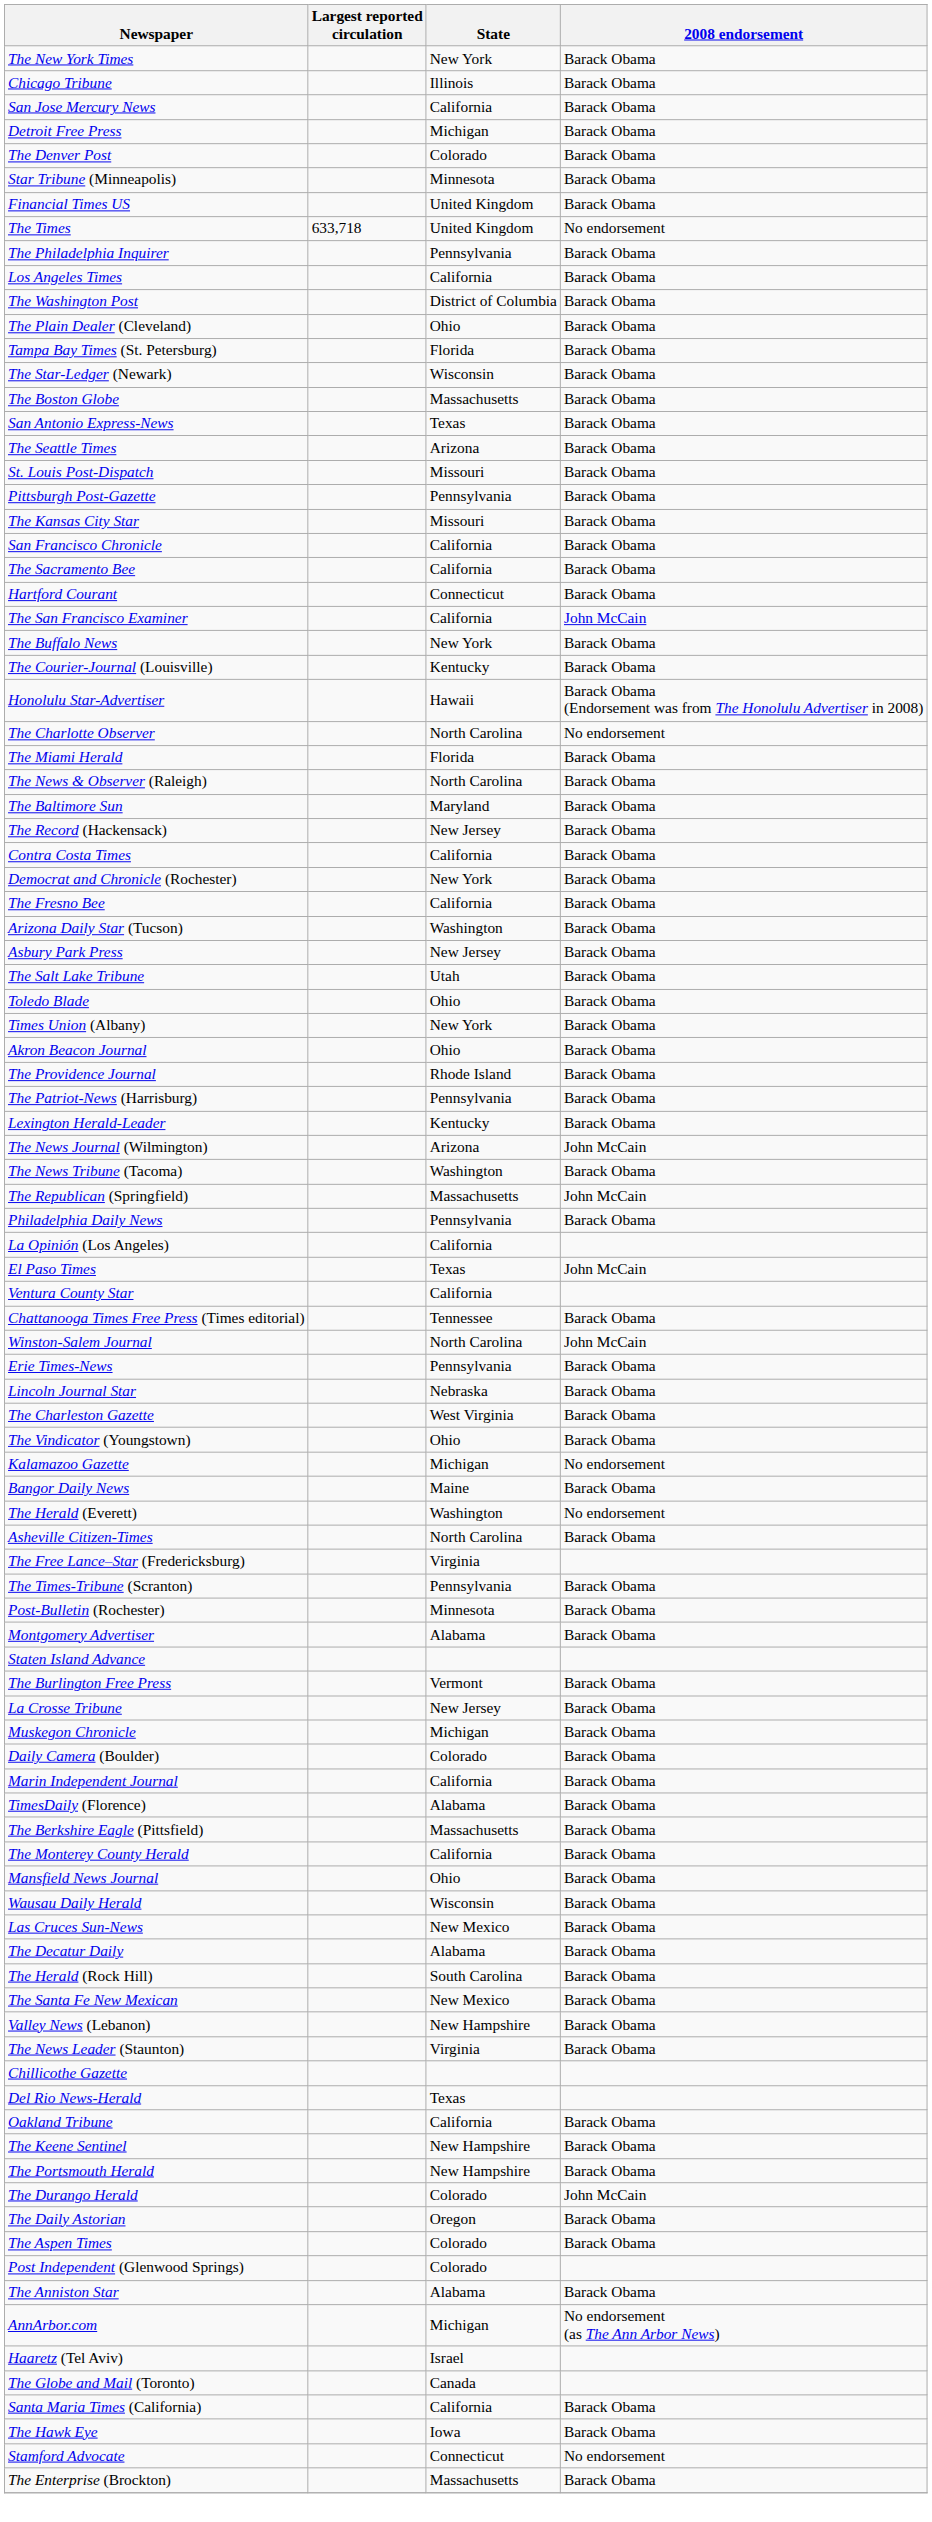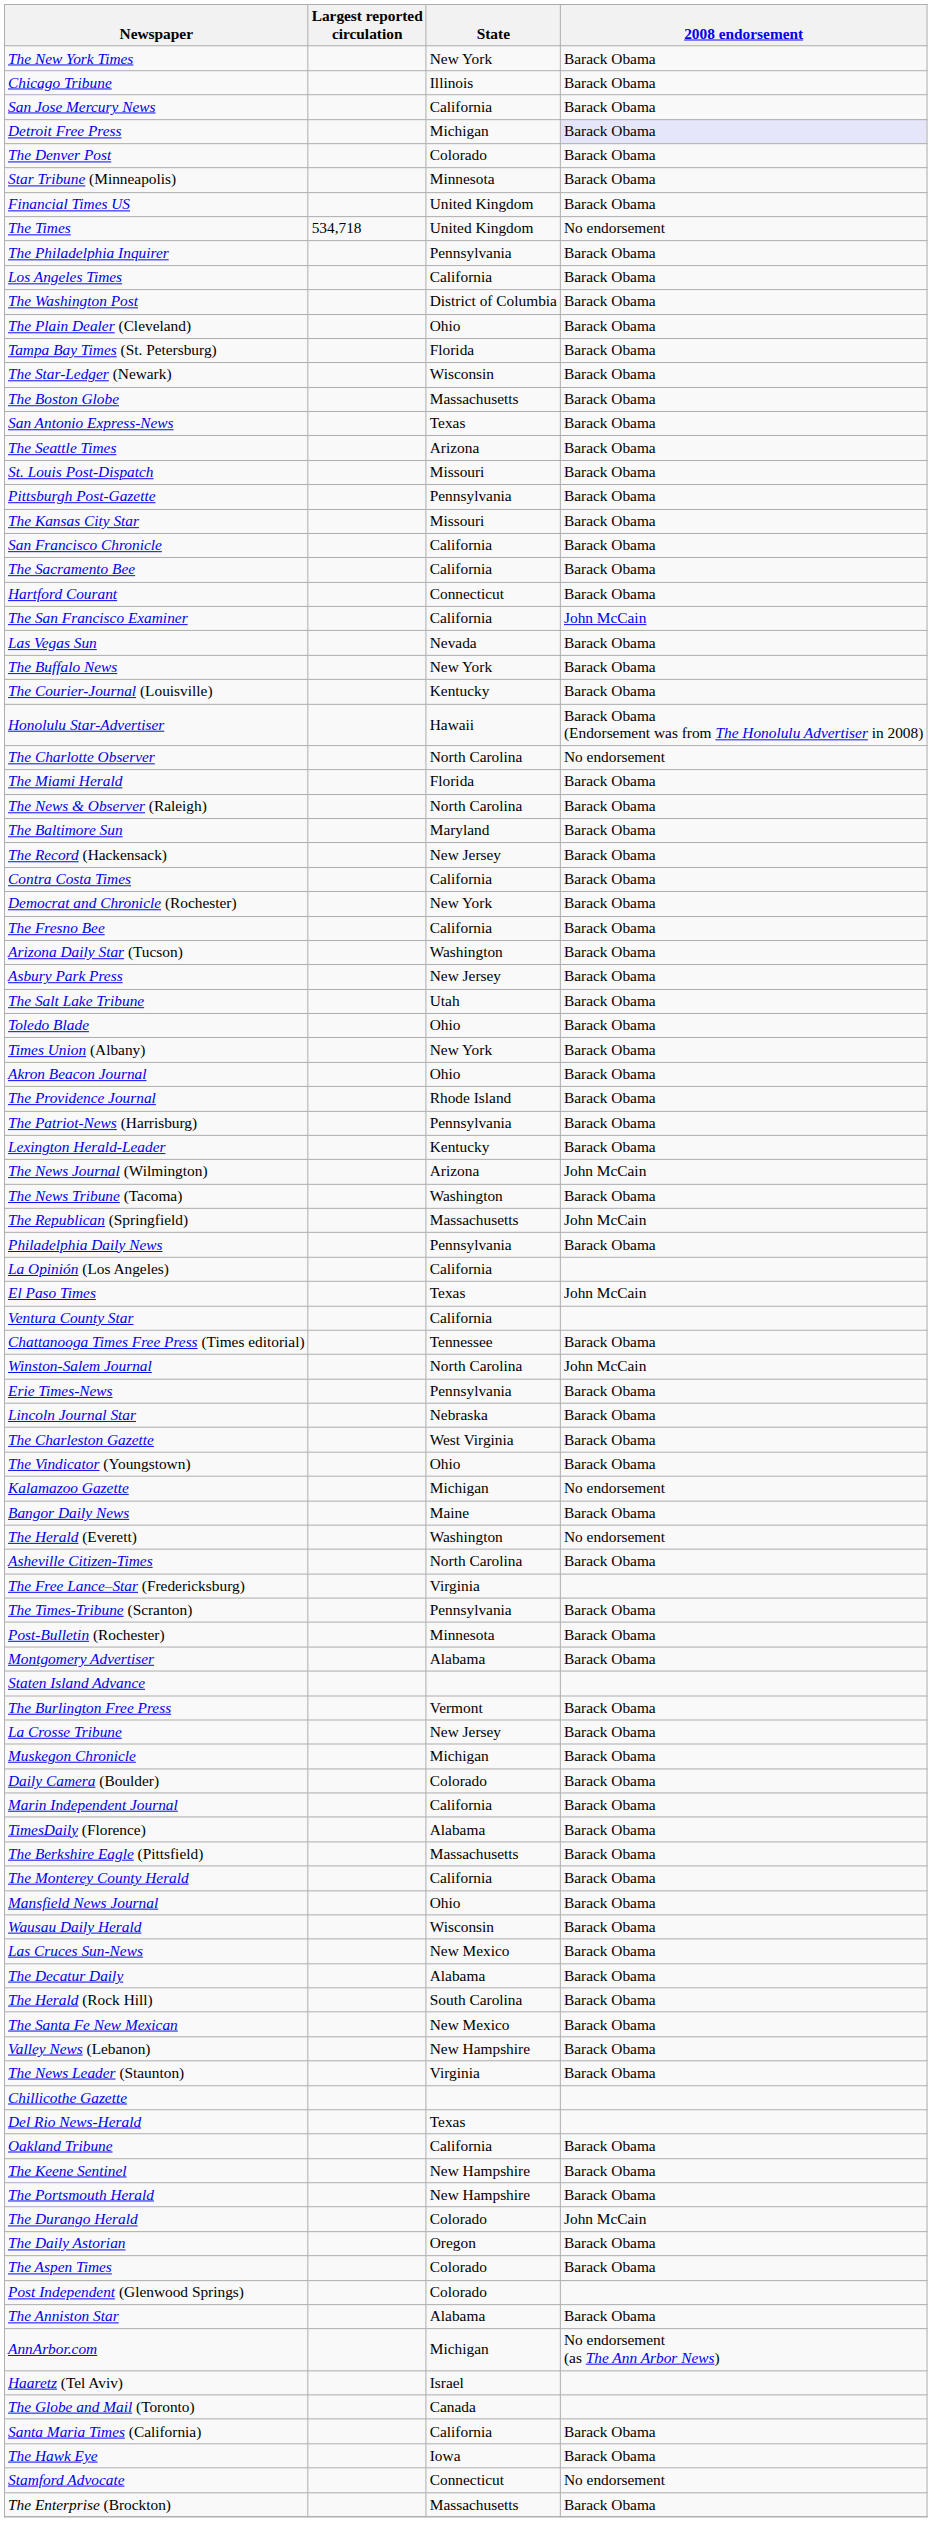(610, 131) no background -> (610, 131) lavender background
(337, 228) 633,718 -> (337, 228) 534,718
+ row: (52, 642)
